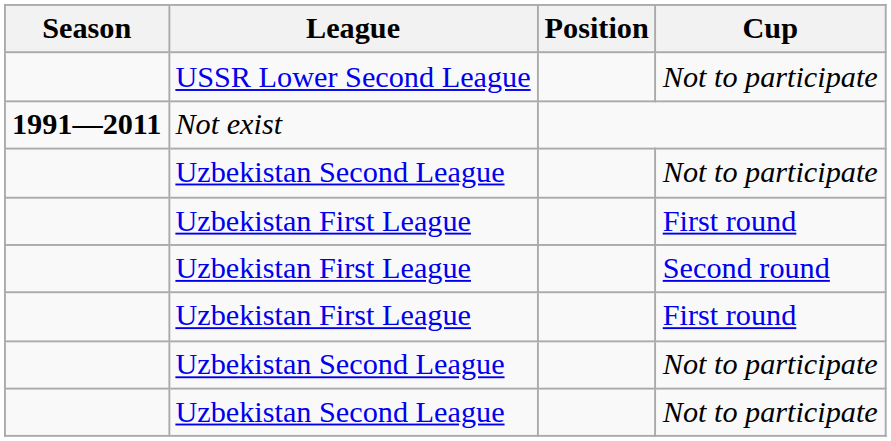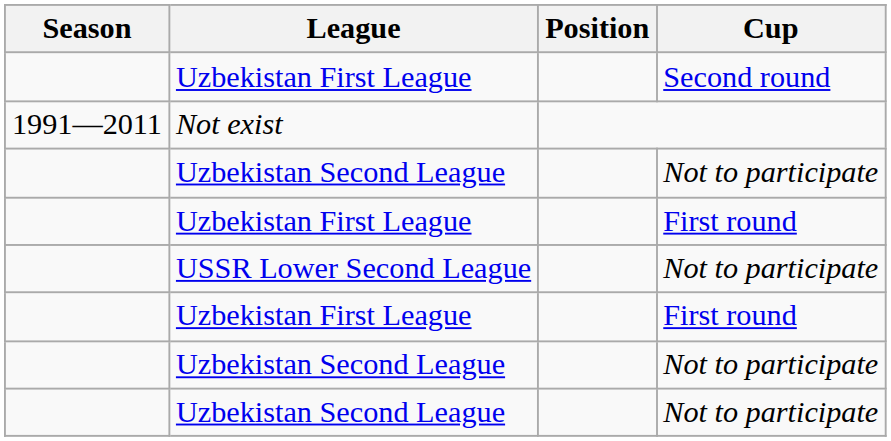rows swapped: (353, 76) <-> (323, 268)
(87, 124) bold -> (87, 124) normal
